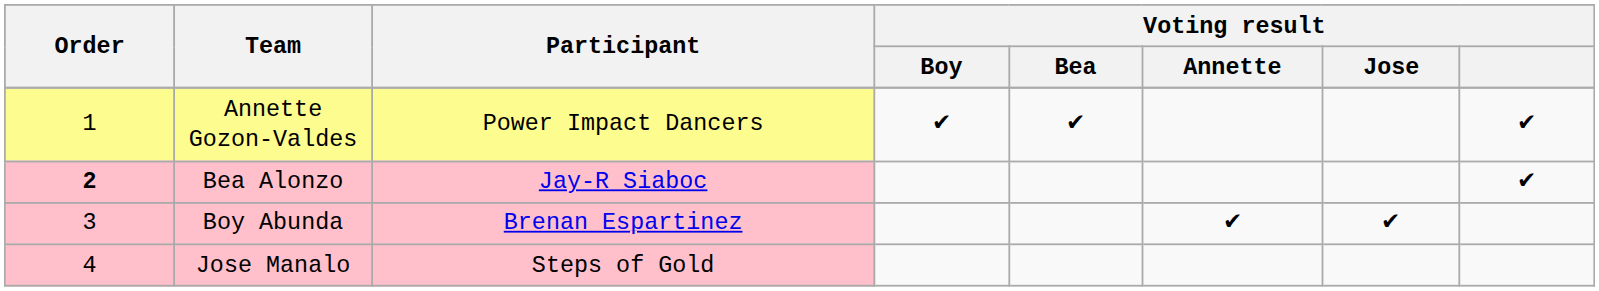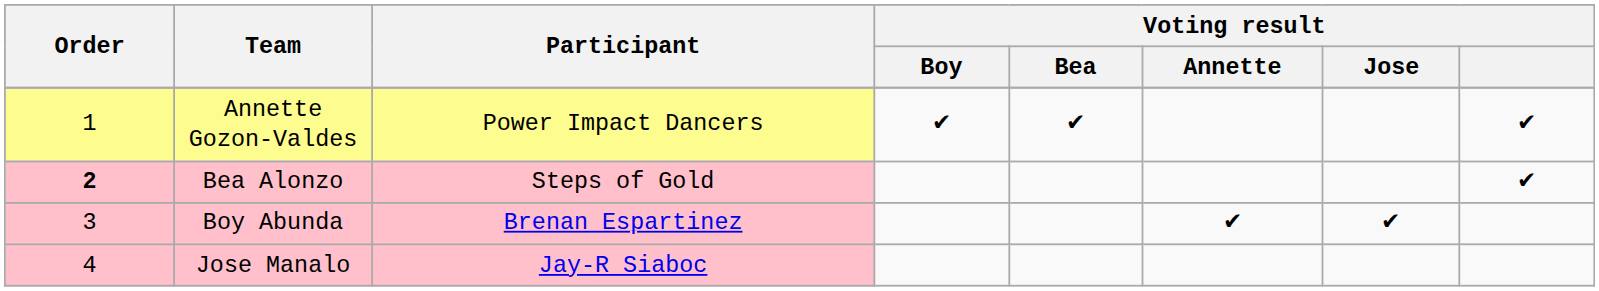(623, 182) Jay-R Siaboc -> (623, 182) Steps of Gold
(623, 265) Steps of Gold -> (623, 265) Jay-R Siaboc
